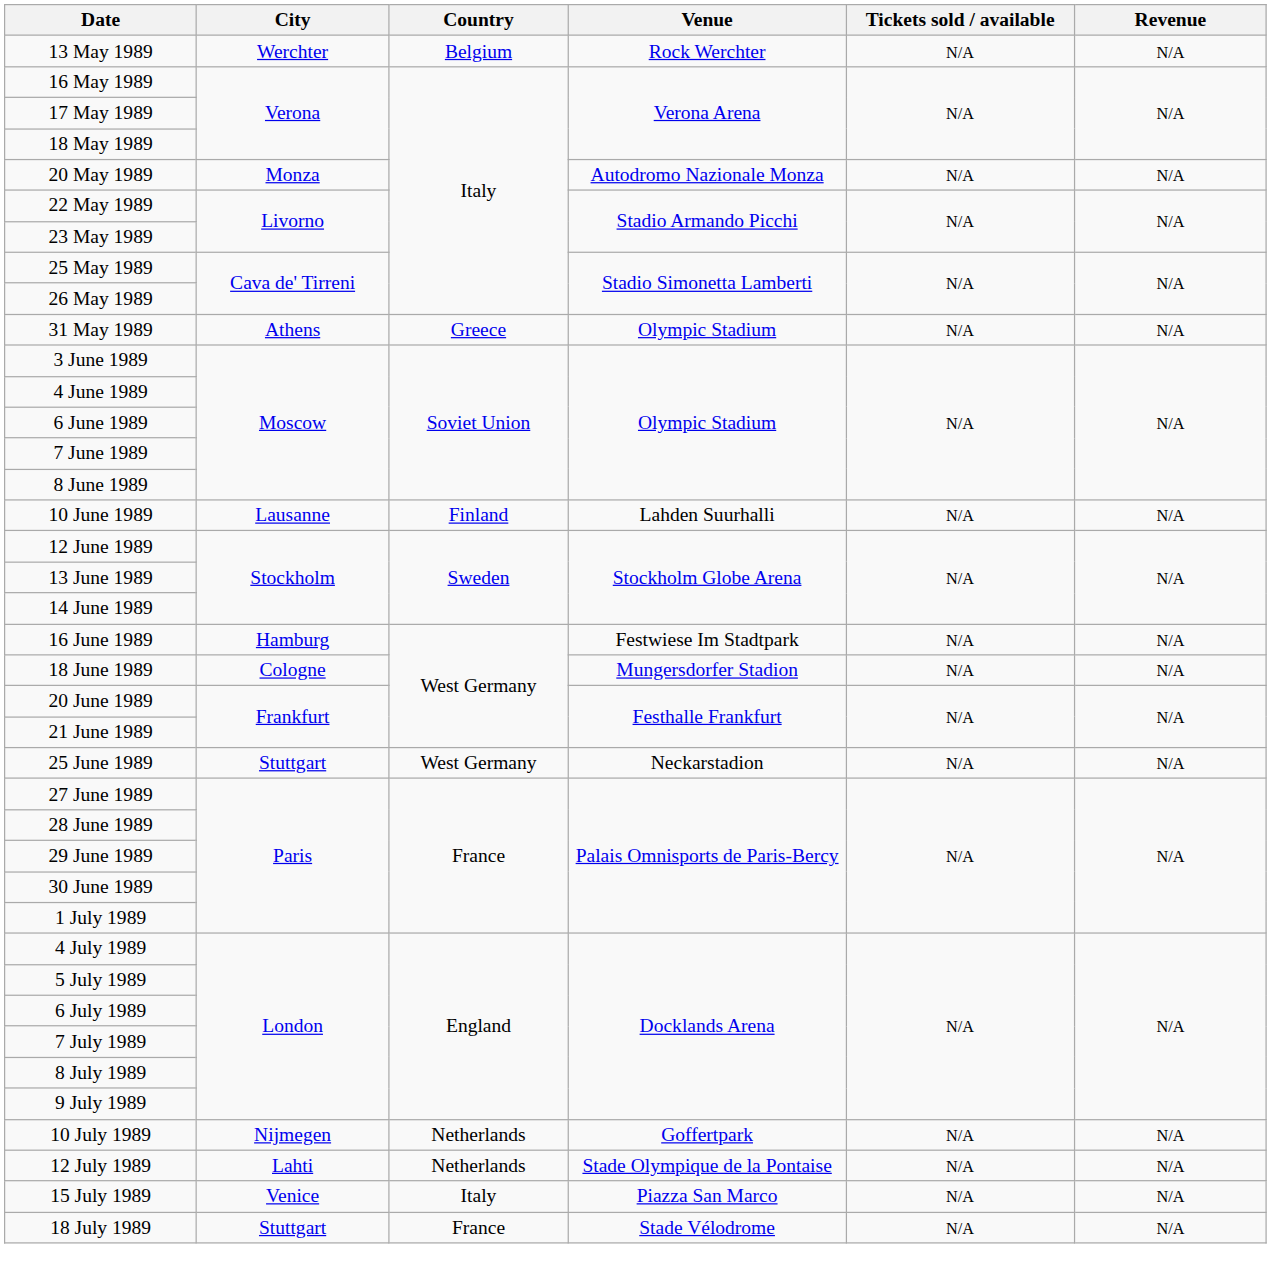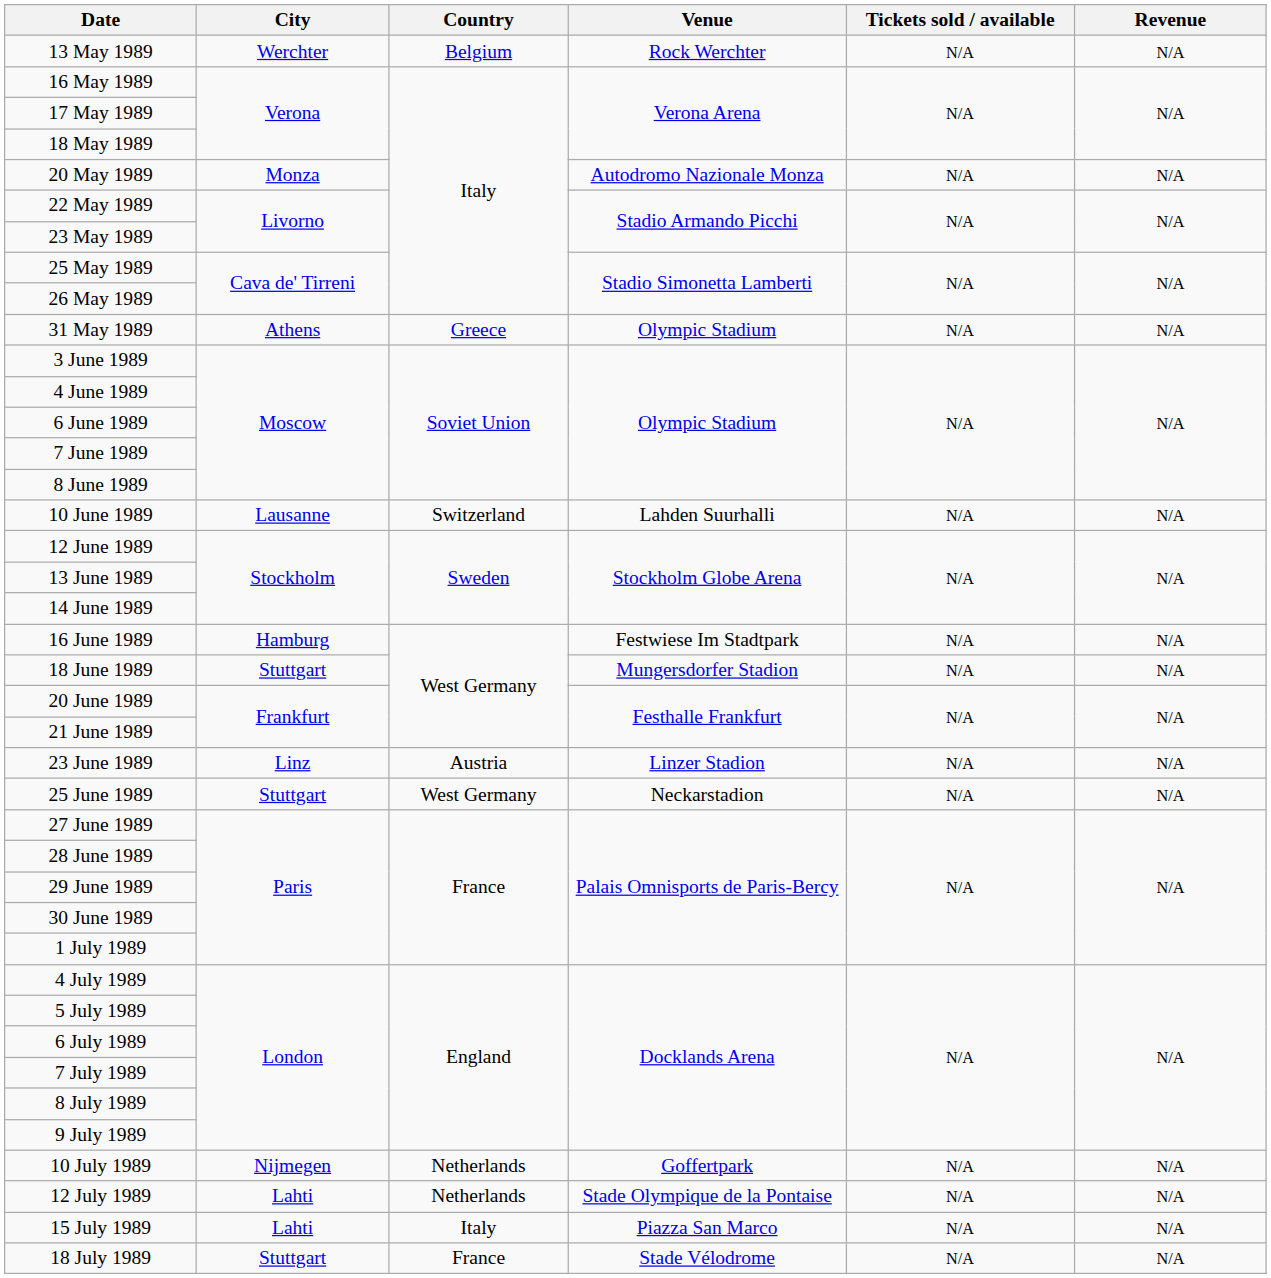(478, 515) Finland -> (478, 515) Switzerland
(293, 670) Cologne -> (293, 670) Stuttgart
+ row: (101, 762)
(293, 1196) Venice -> (293, 1227) Lahti
